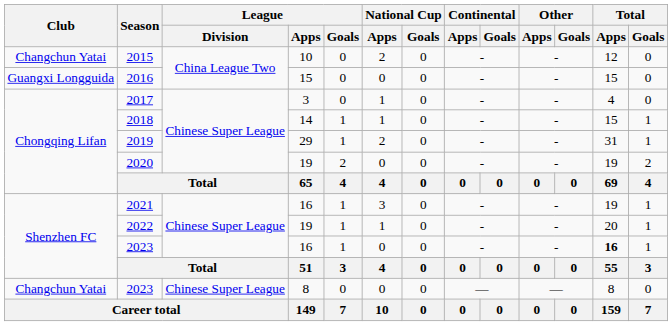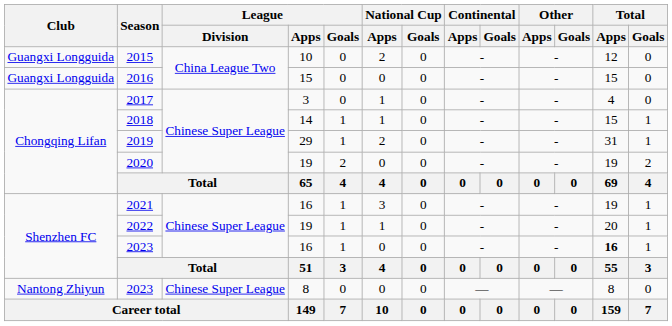(61, 57) Changchun Yatai -> (61, 57) Guangxi Longguida
(61, 288) Changchun Yatai -> (61, 288) Nantong Zhiyun
